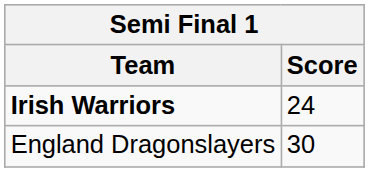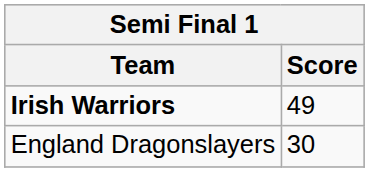(301, 105) 24 -> (301, 105) 49
